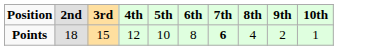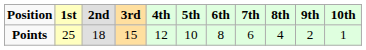+ column: (69, 14)
(223, 35) bold -> (251, 35) normal
